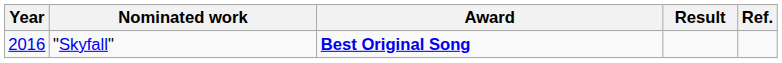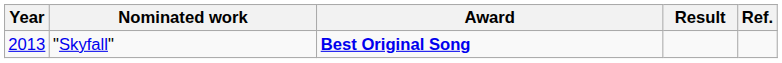(27, 44) 2016 -> (27, 44) 2013
